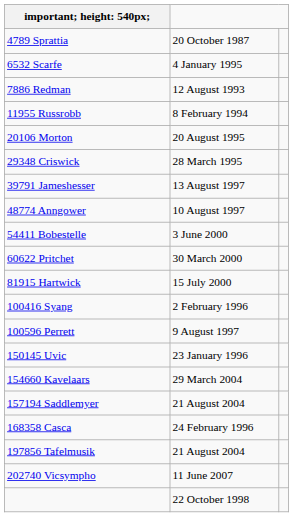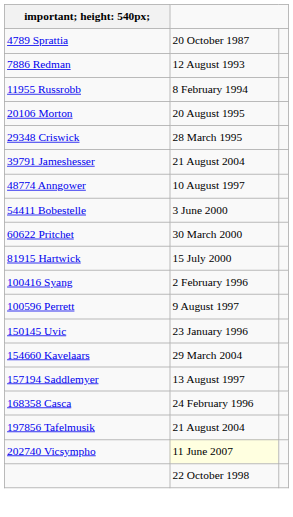- row: (34, 65)
(209, 185) 13 August 1997 -> (209, 161) 21 August 2004
(209, 403) 21 August 2004 -> (209, 379) 13 August 1997
(203, 475) no background -> (203, 451) lightyellow background
